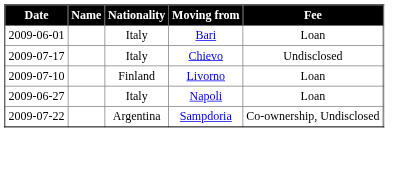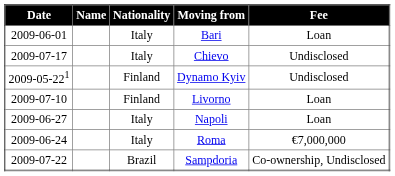+ row: (211, 77)
+ row: (211, 140)
(137, 116) Argentina -> (142, 160) Brazil
